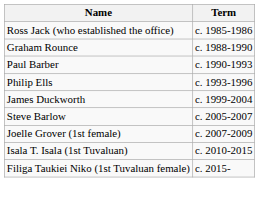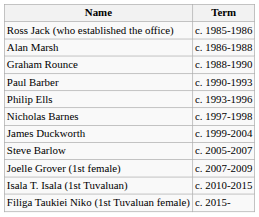+ row: (33, 47)
+ row: (43, 116)
